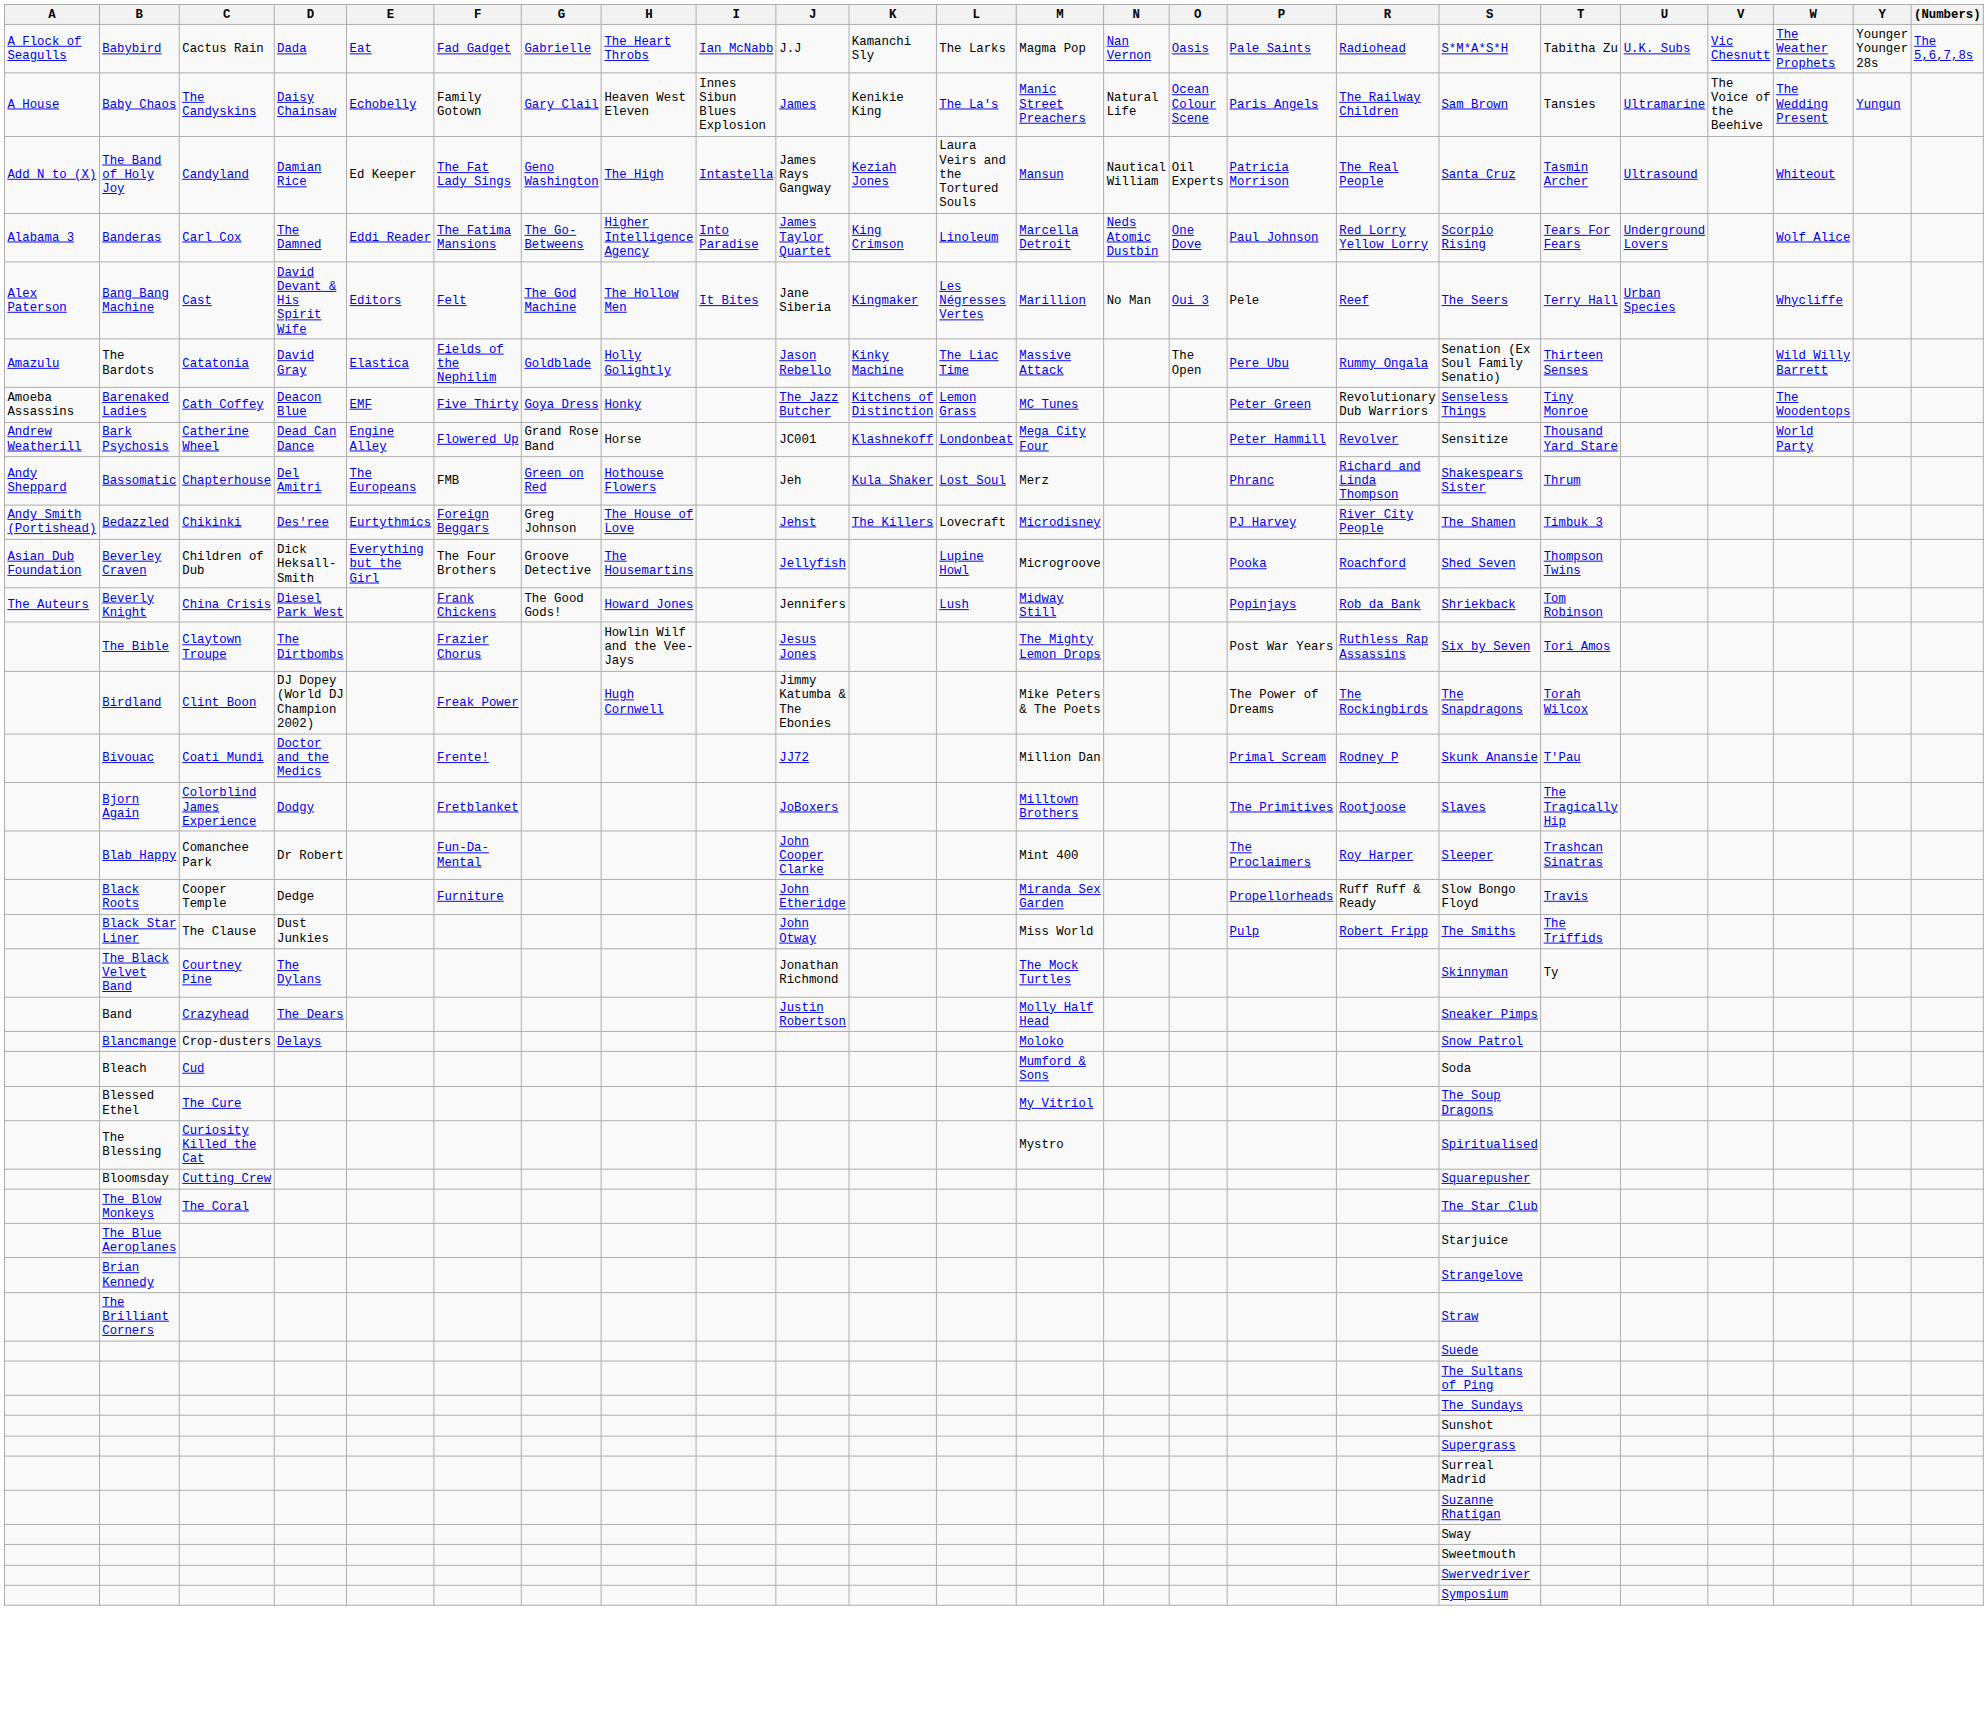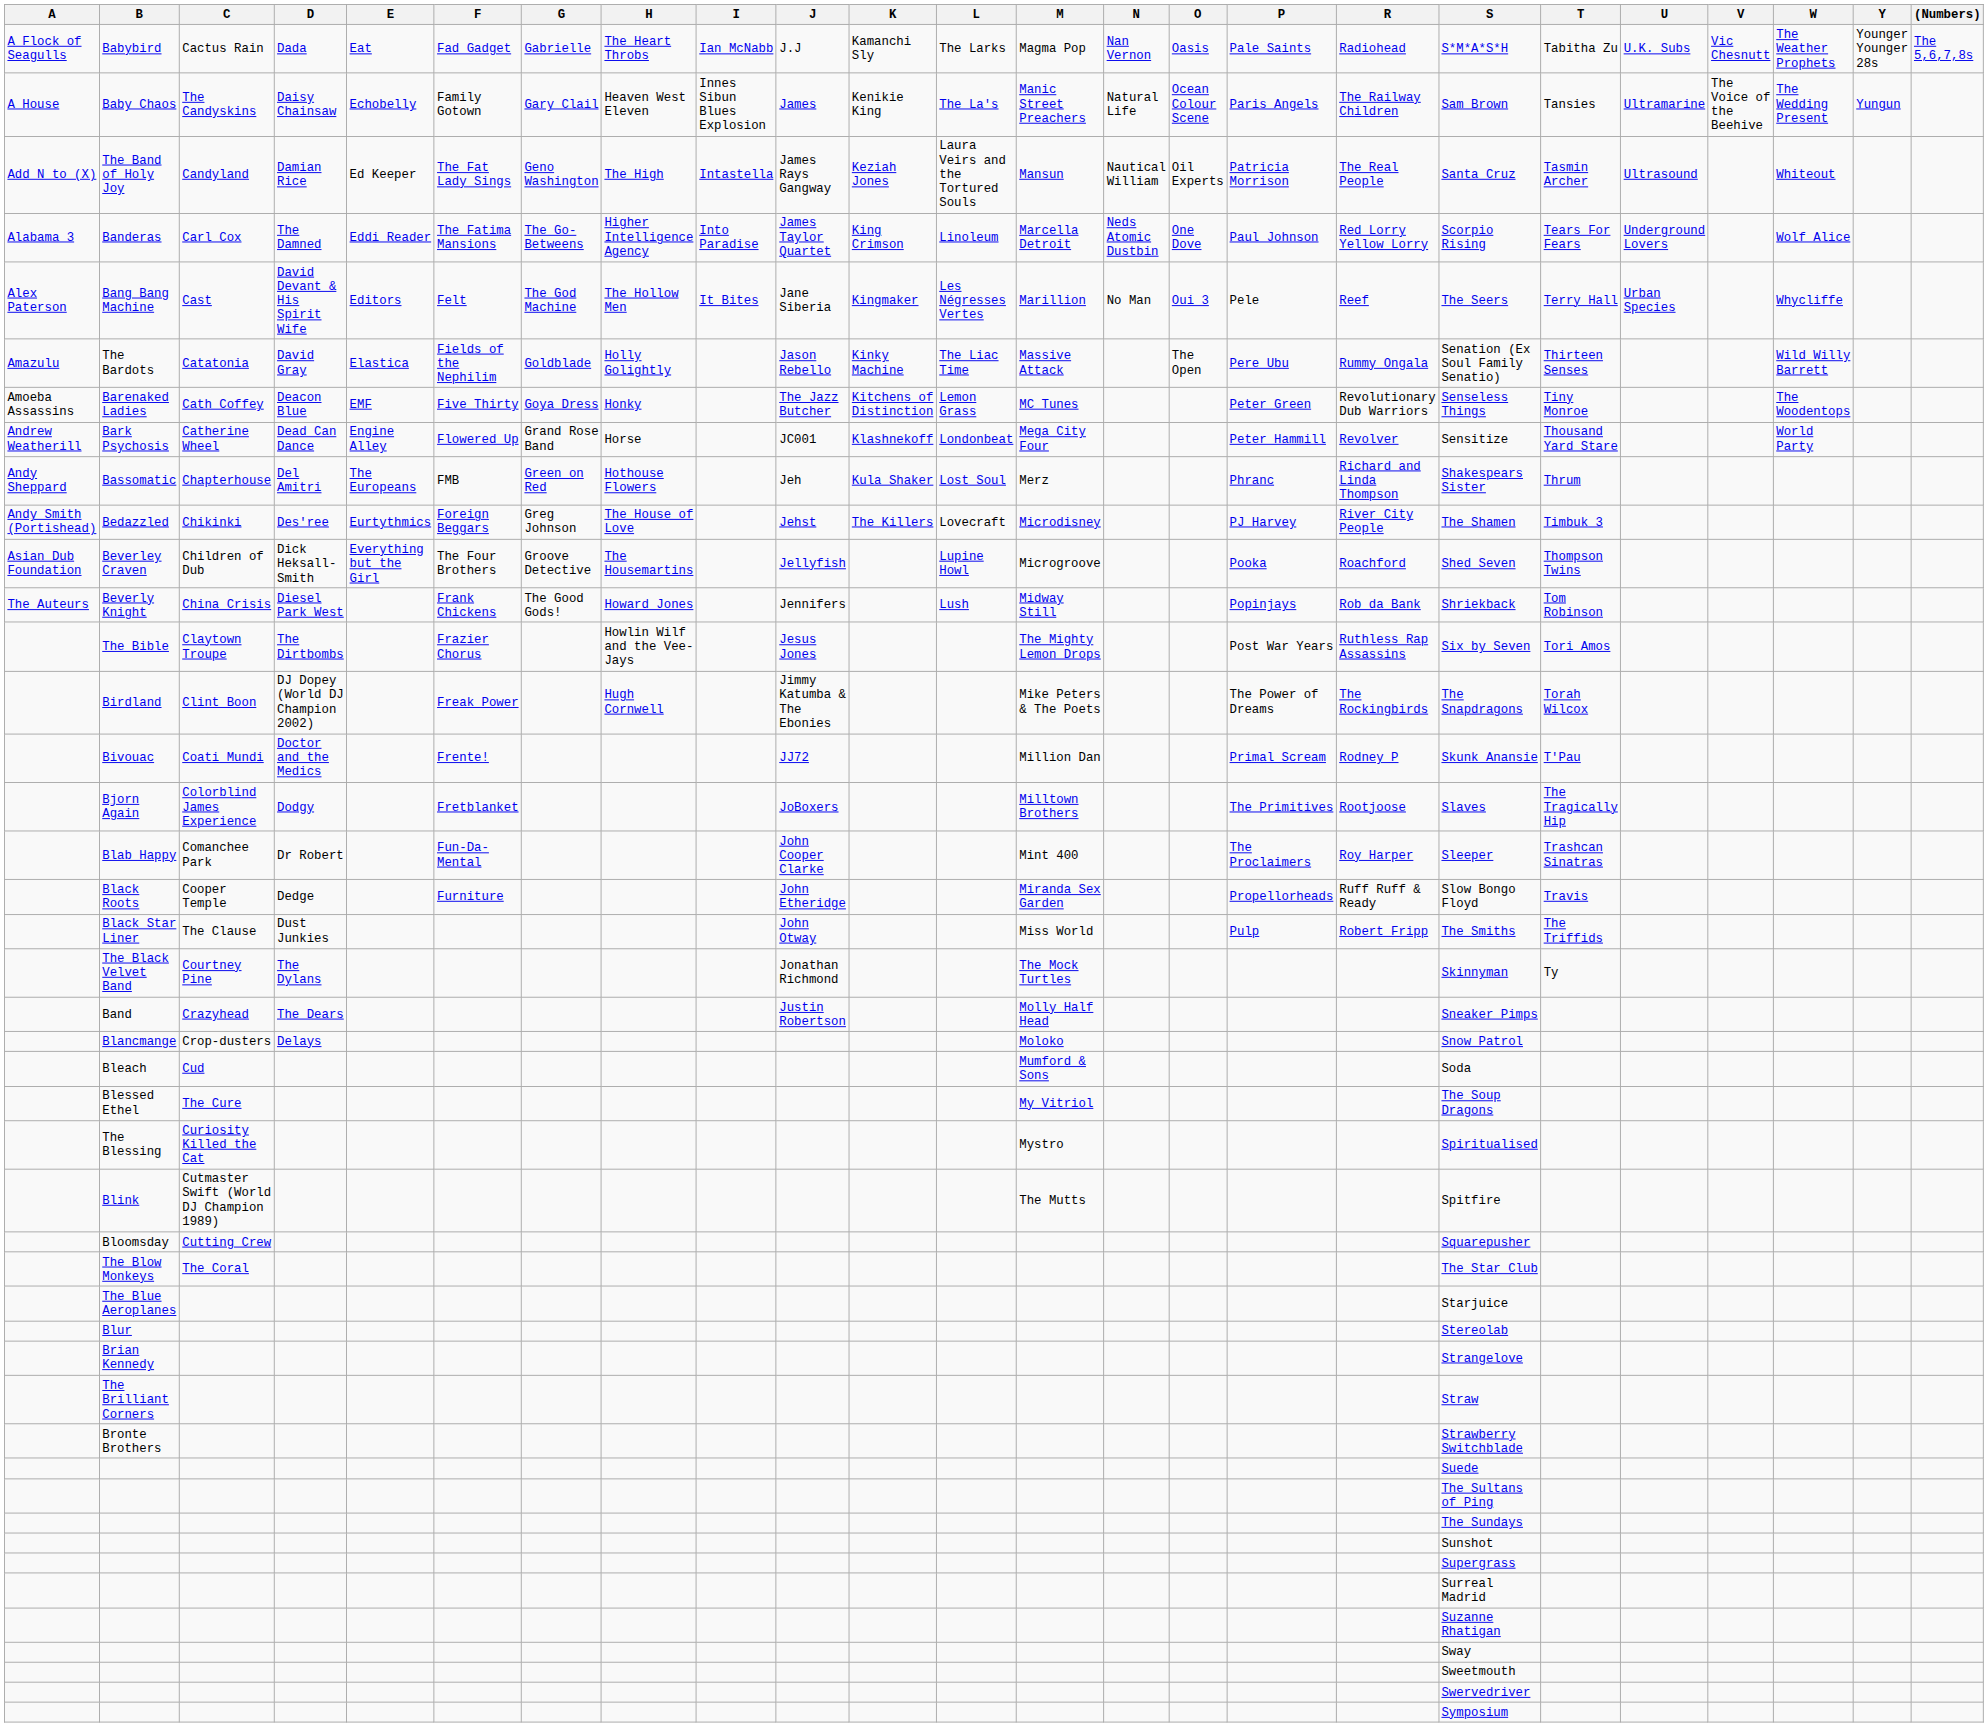+ row: (121, 1200)
+ row: (117, 1331)
+ row: (132, 1441)
